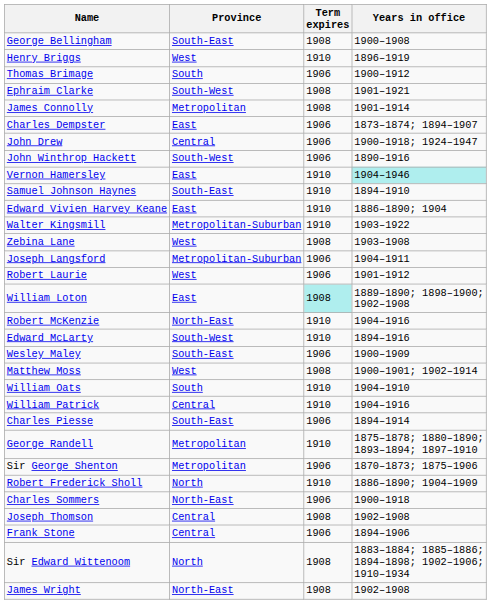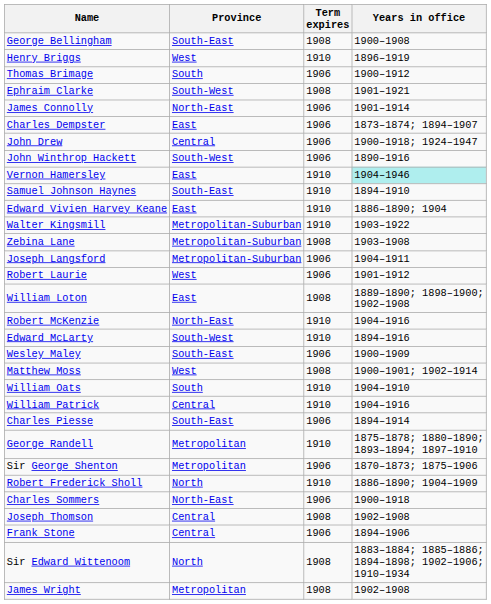(209, 108) Metropolitan -> (203, 108) North-East
(319, 108) 1908 -> (319, 108) 1906
(184, 242) West -> (237, 242) Metropolitan-Suburban
(319, 298) paleturquoise background -> (319, 298) no background
(203, 591) North-East -> (209, 591) Metropolitan
